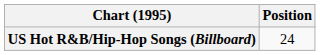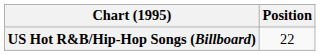(287, 38) 24 -> (287, 38) 22
